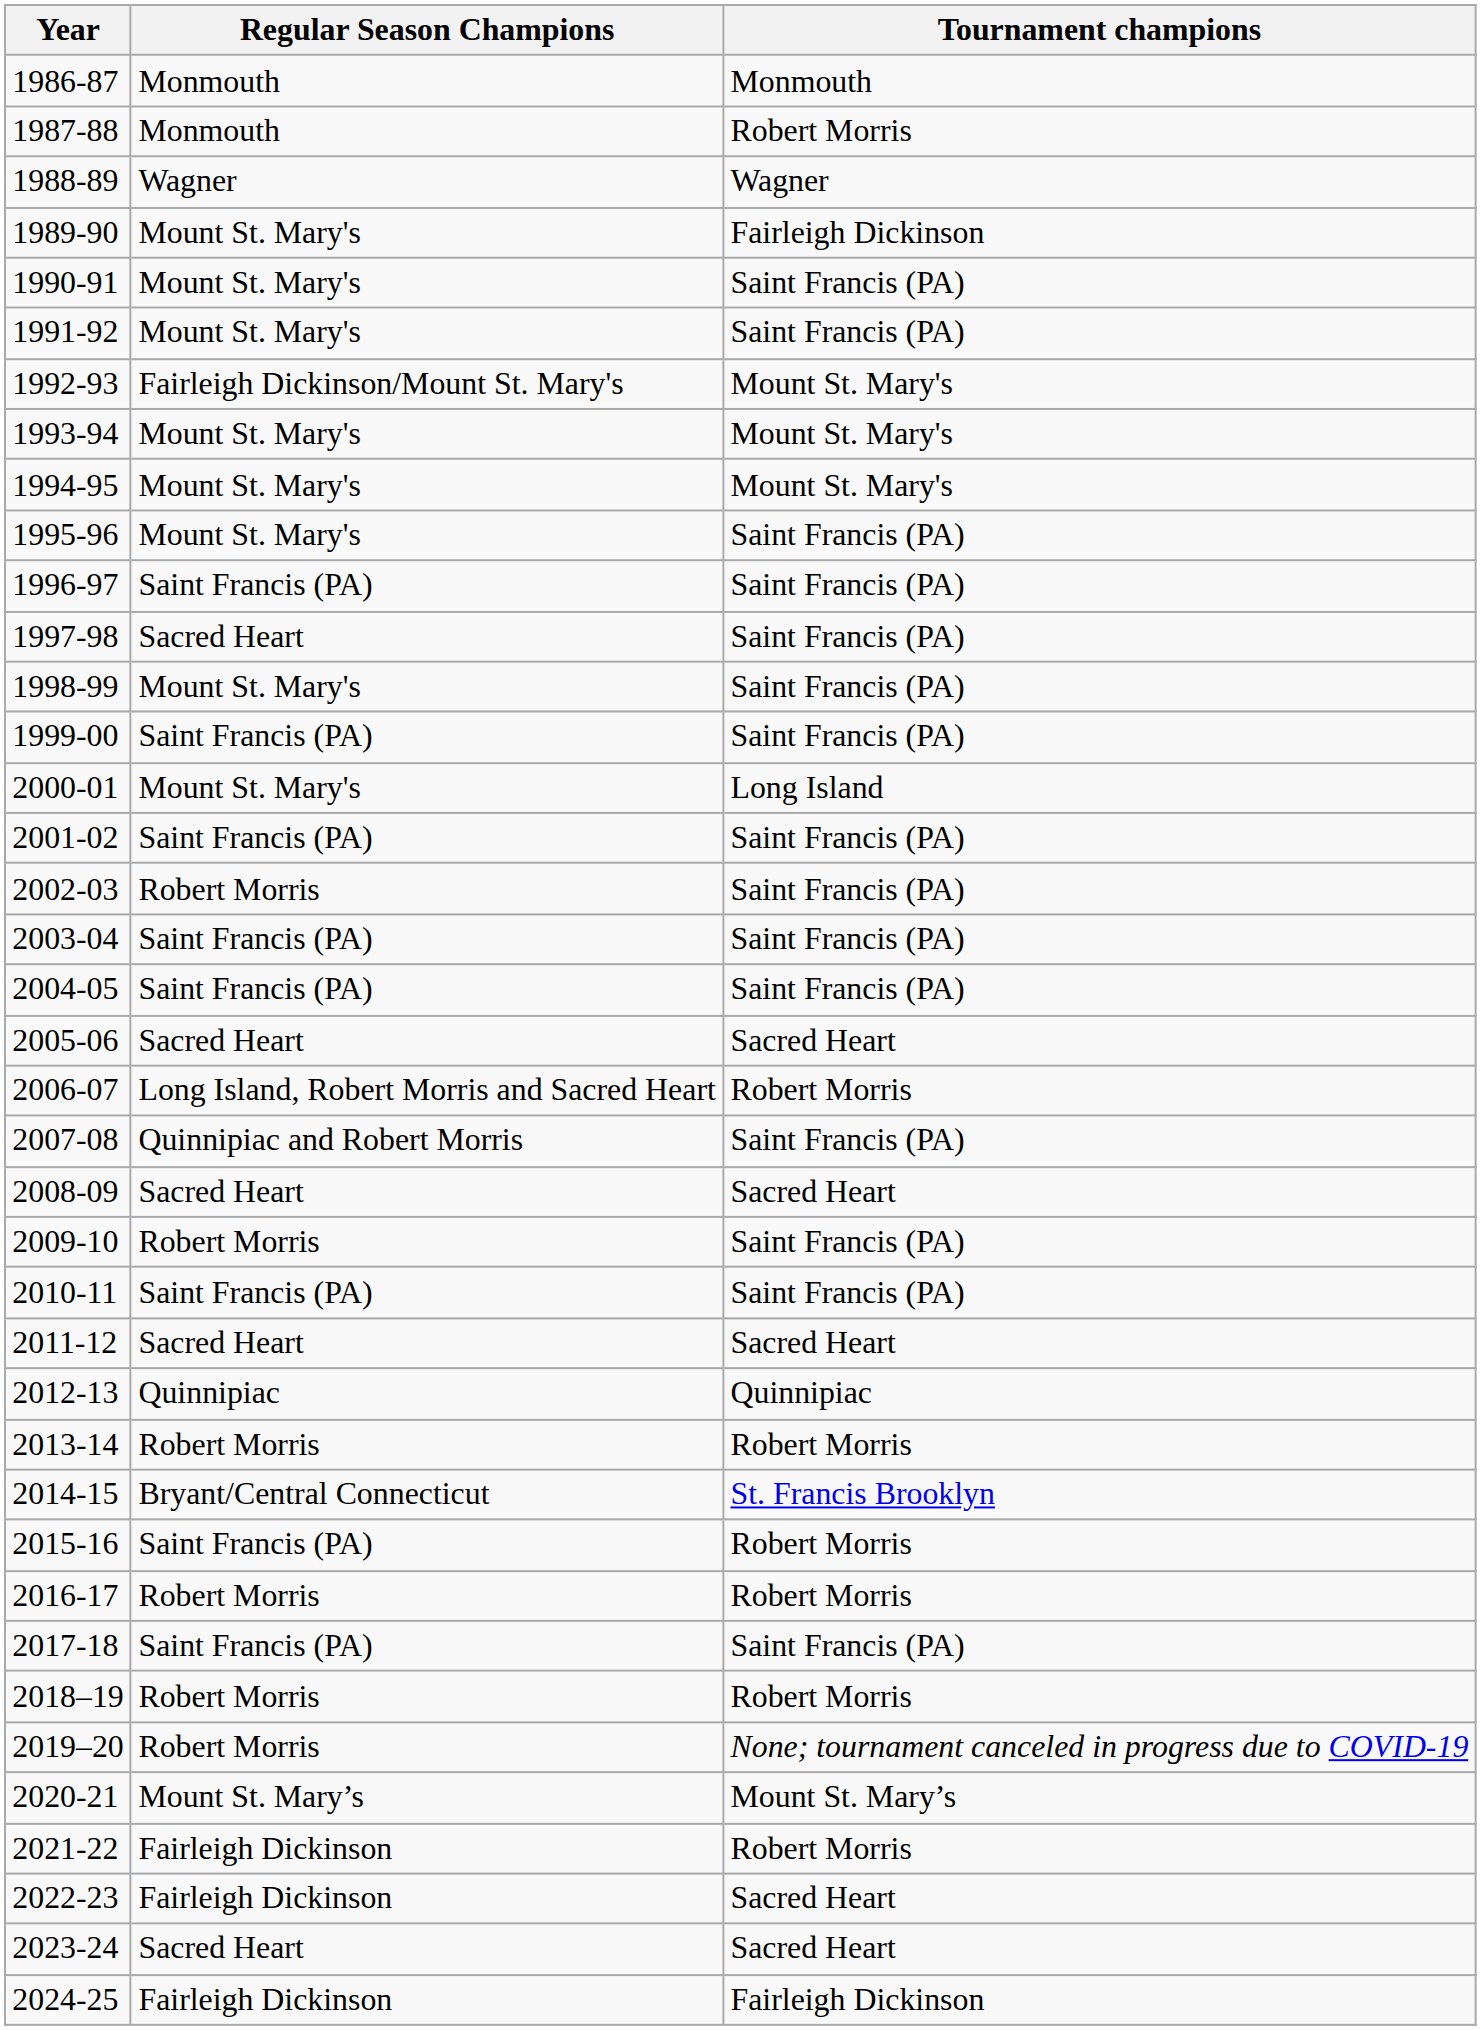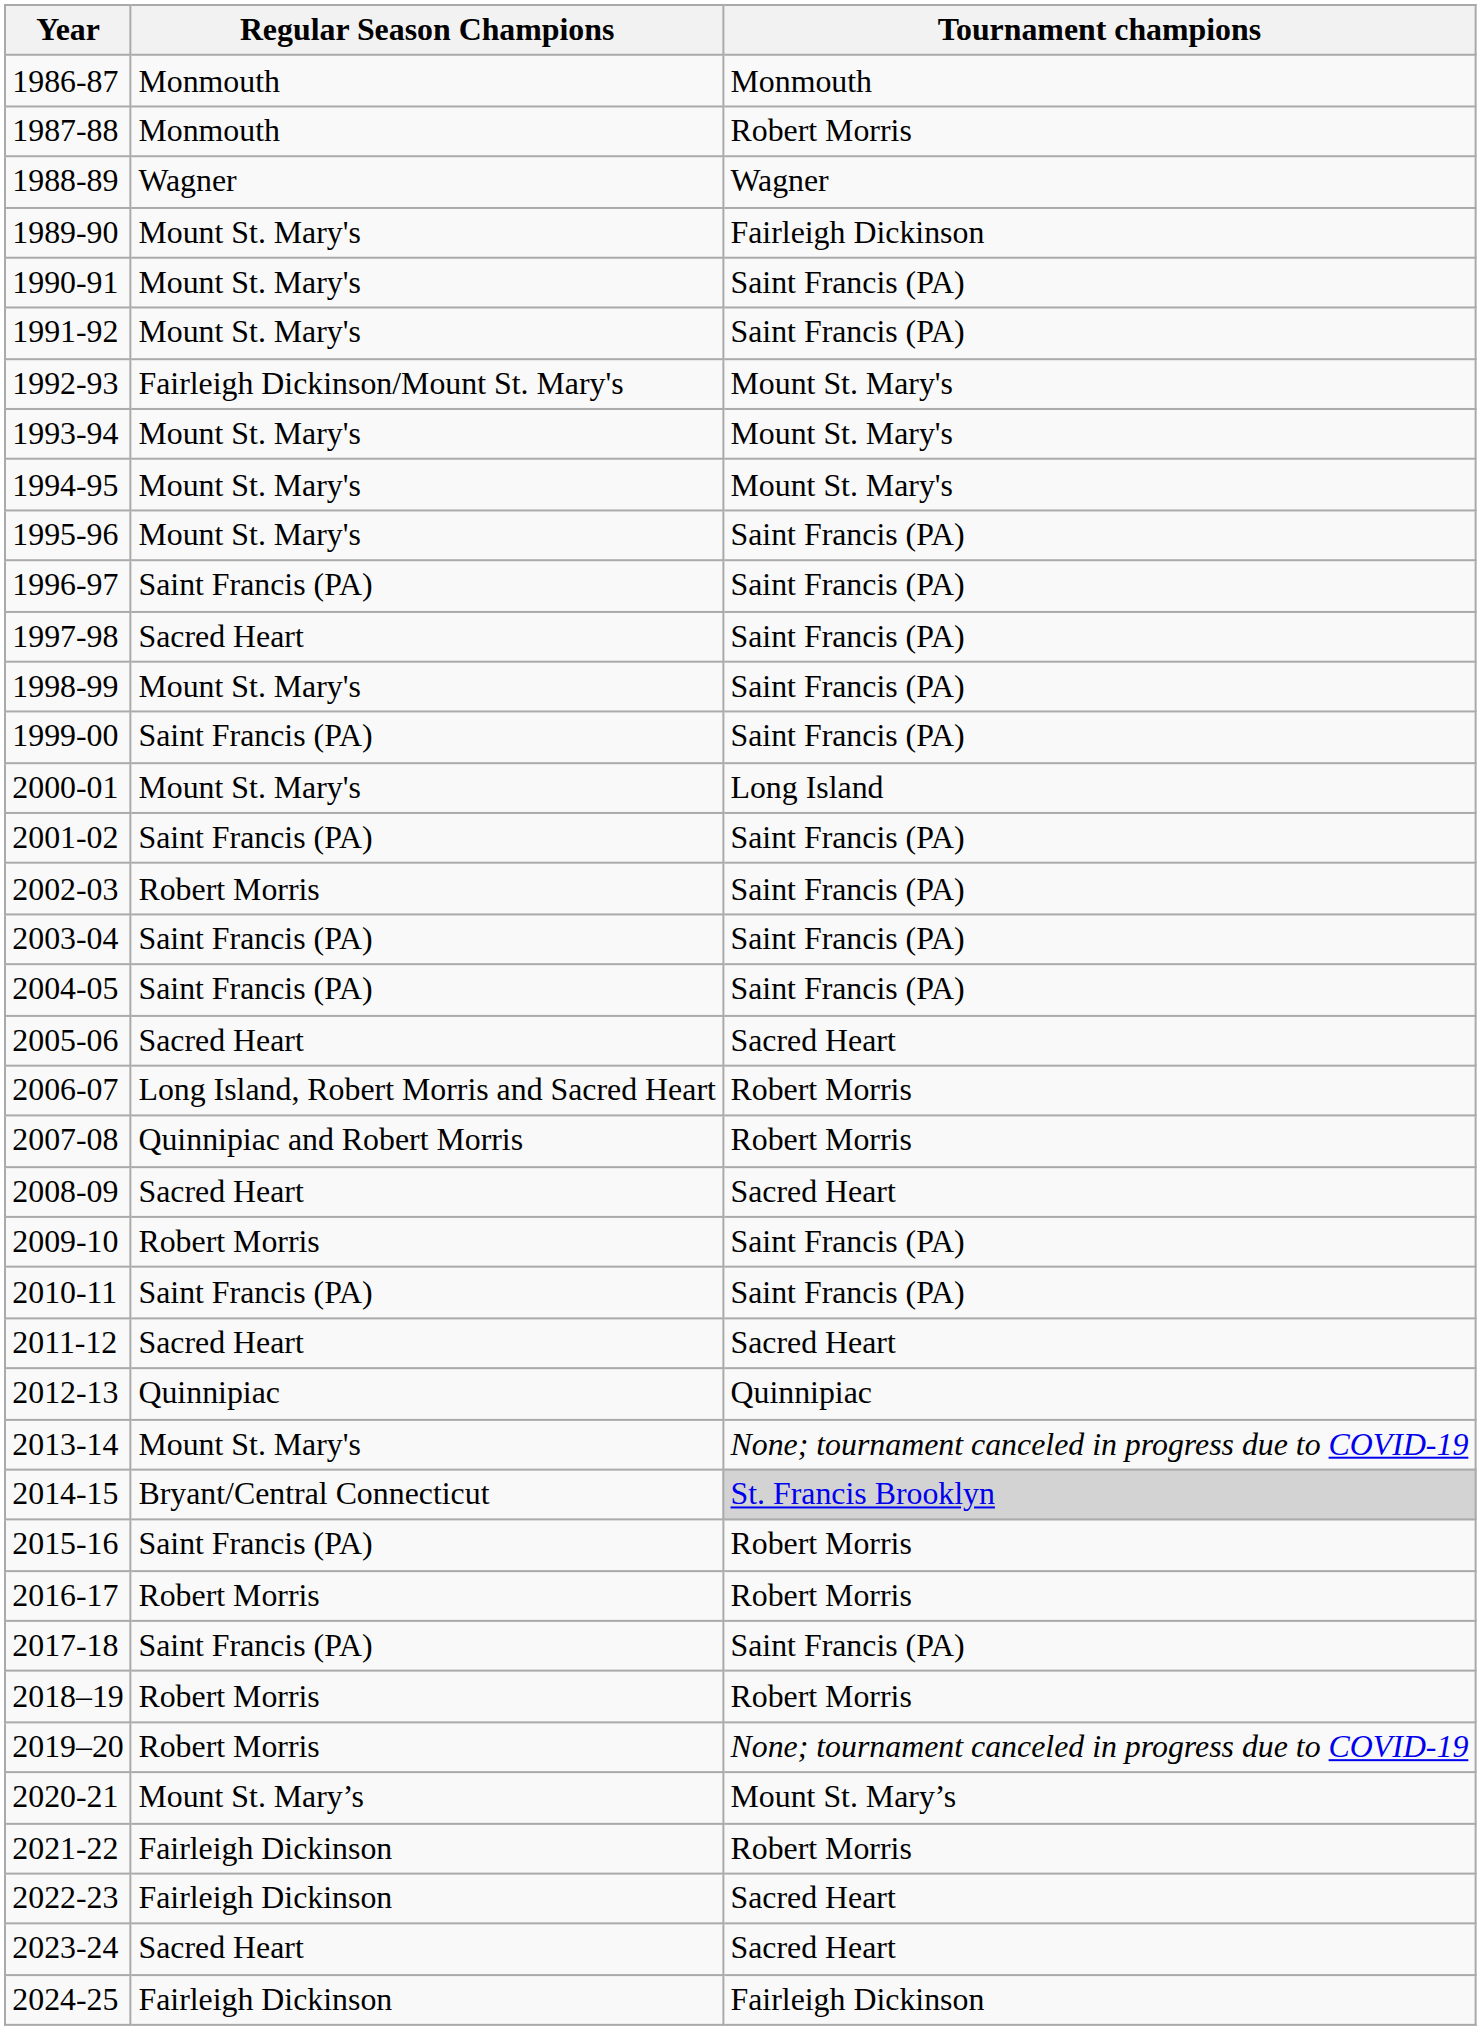(848, 1140) Saint Francis (PA) -> (821, 1140) Robert Morris
(229, 1443) Robert Morris -> (250, 1443) Mount St. Mary's
(821, 1443) Robert Morris -> (1099, 1443) None; tournament canceled in progress due to COVID-19
(863, 1494) no background -> (863, 1494) lightgrey background
